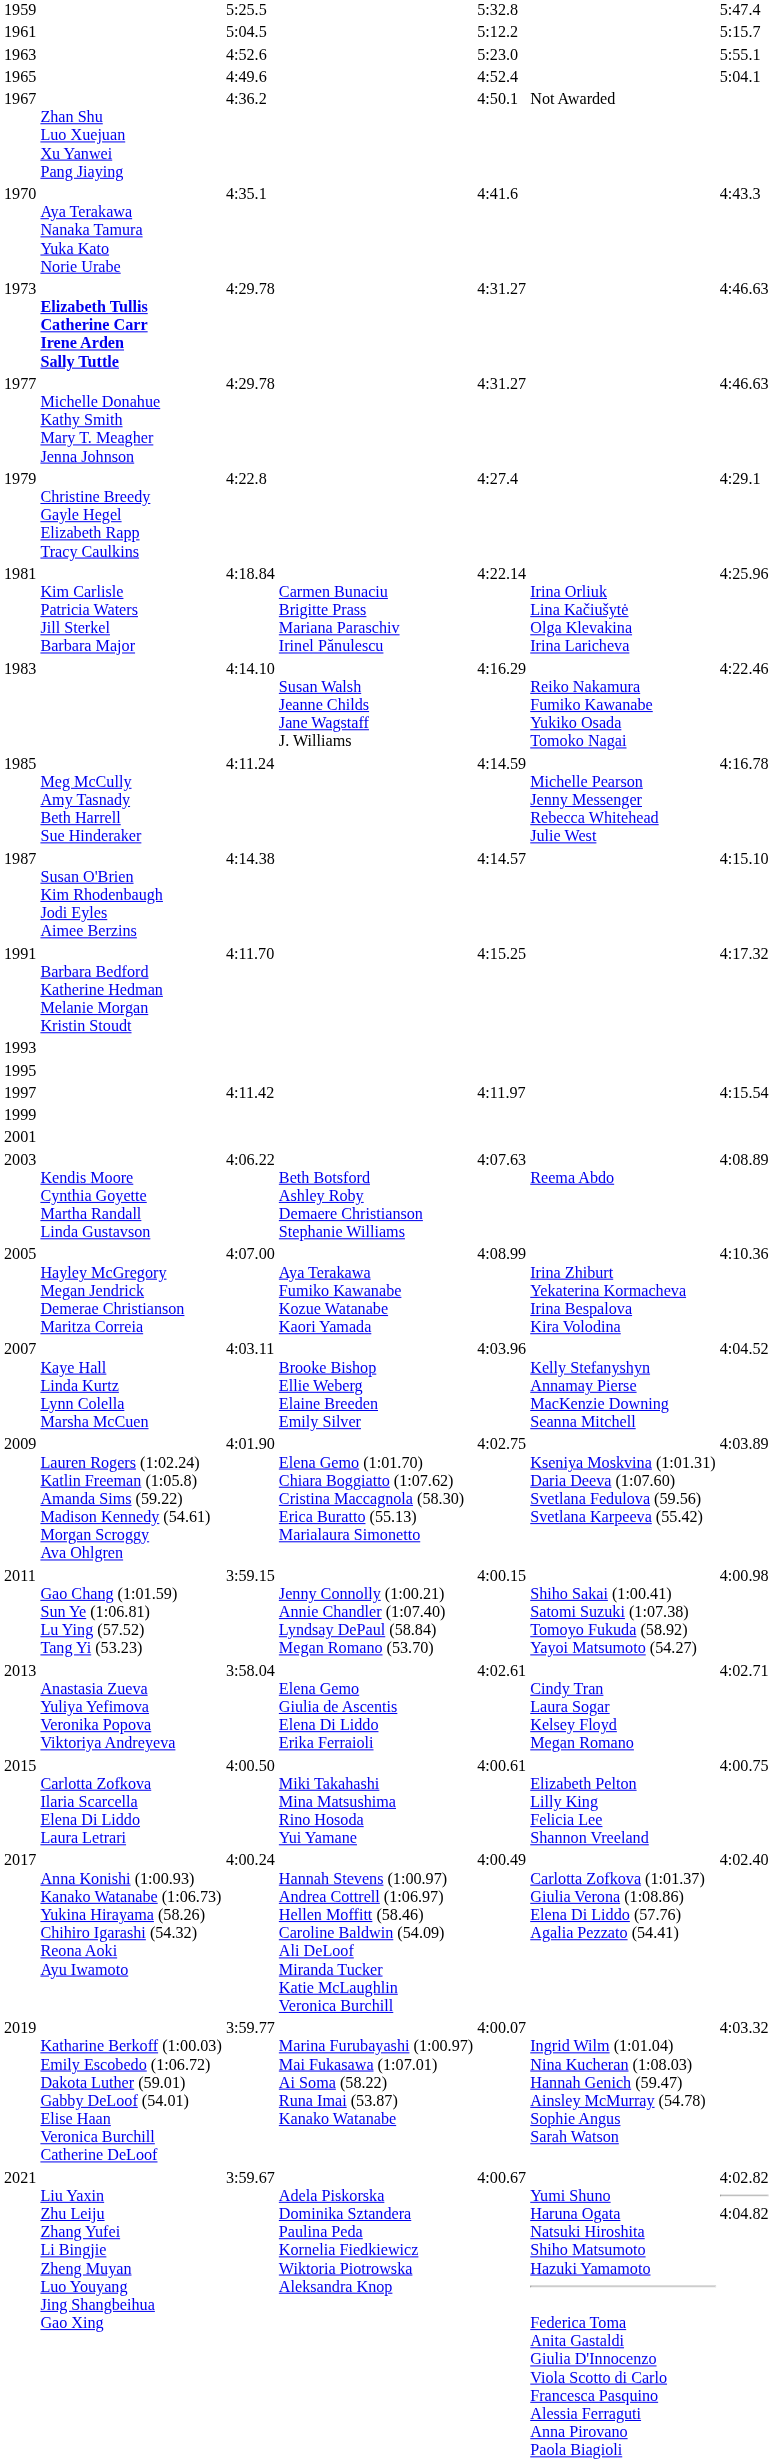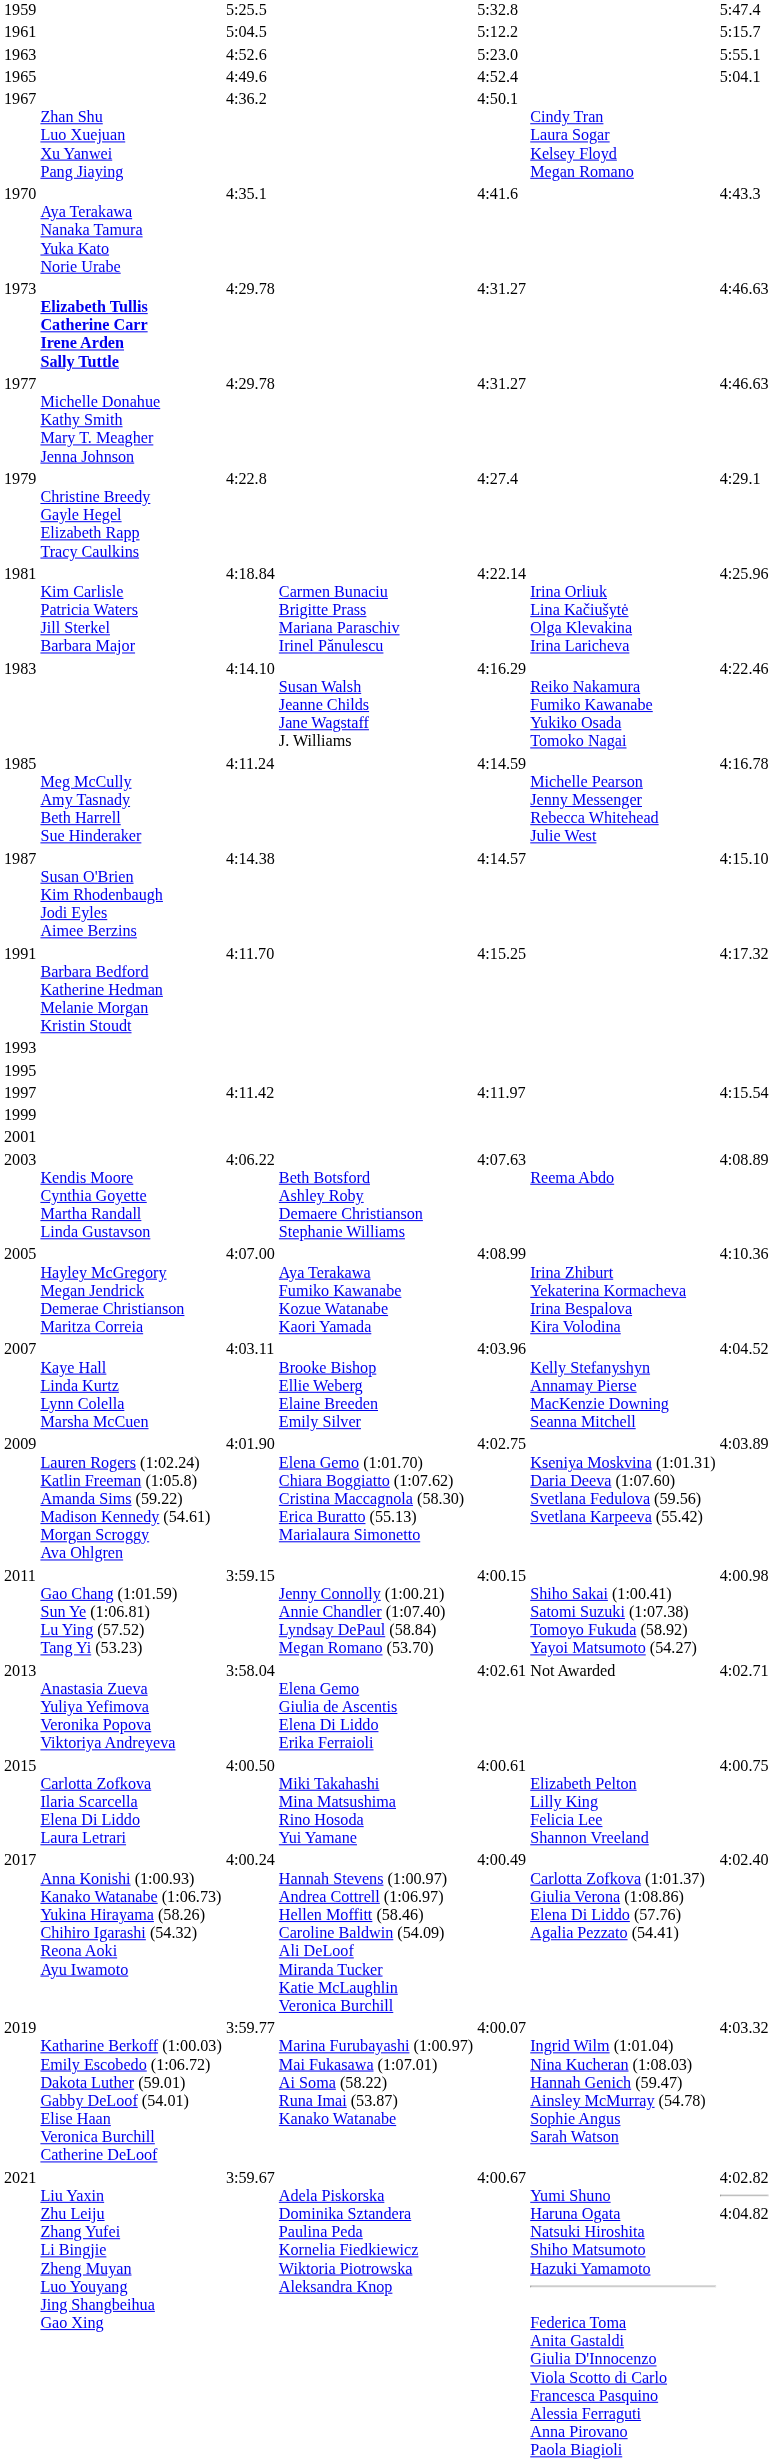(573, 98) Not Awarded -> (582, 144) Cindy Tran Laura Sogar Kelsey Floyd Megan Romano
(582, 1716) Cindy Tran Laura Sogar Kelsey Floyd Megan Romano -> (573, 1670) Not Awarded
